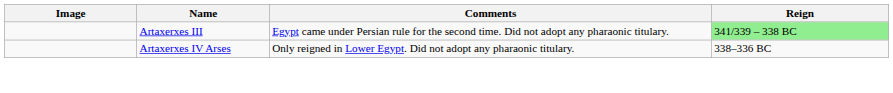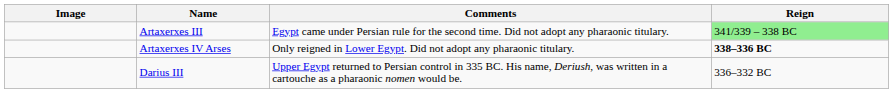(743, 48) normal -> (743, 48) bold
+ row: (161, 72)
